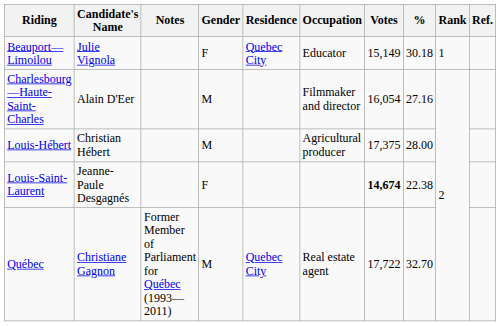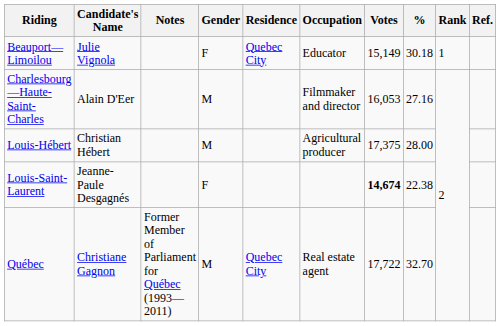(384, 99) 16,054 -> (384, 99) 16,053
